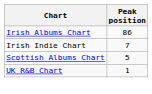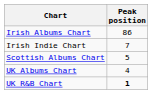+ row: (41, 71)
(127, 71) normal -> (127, 83) bold
